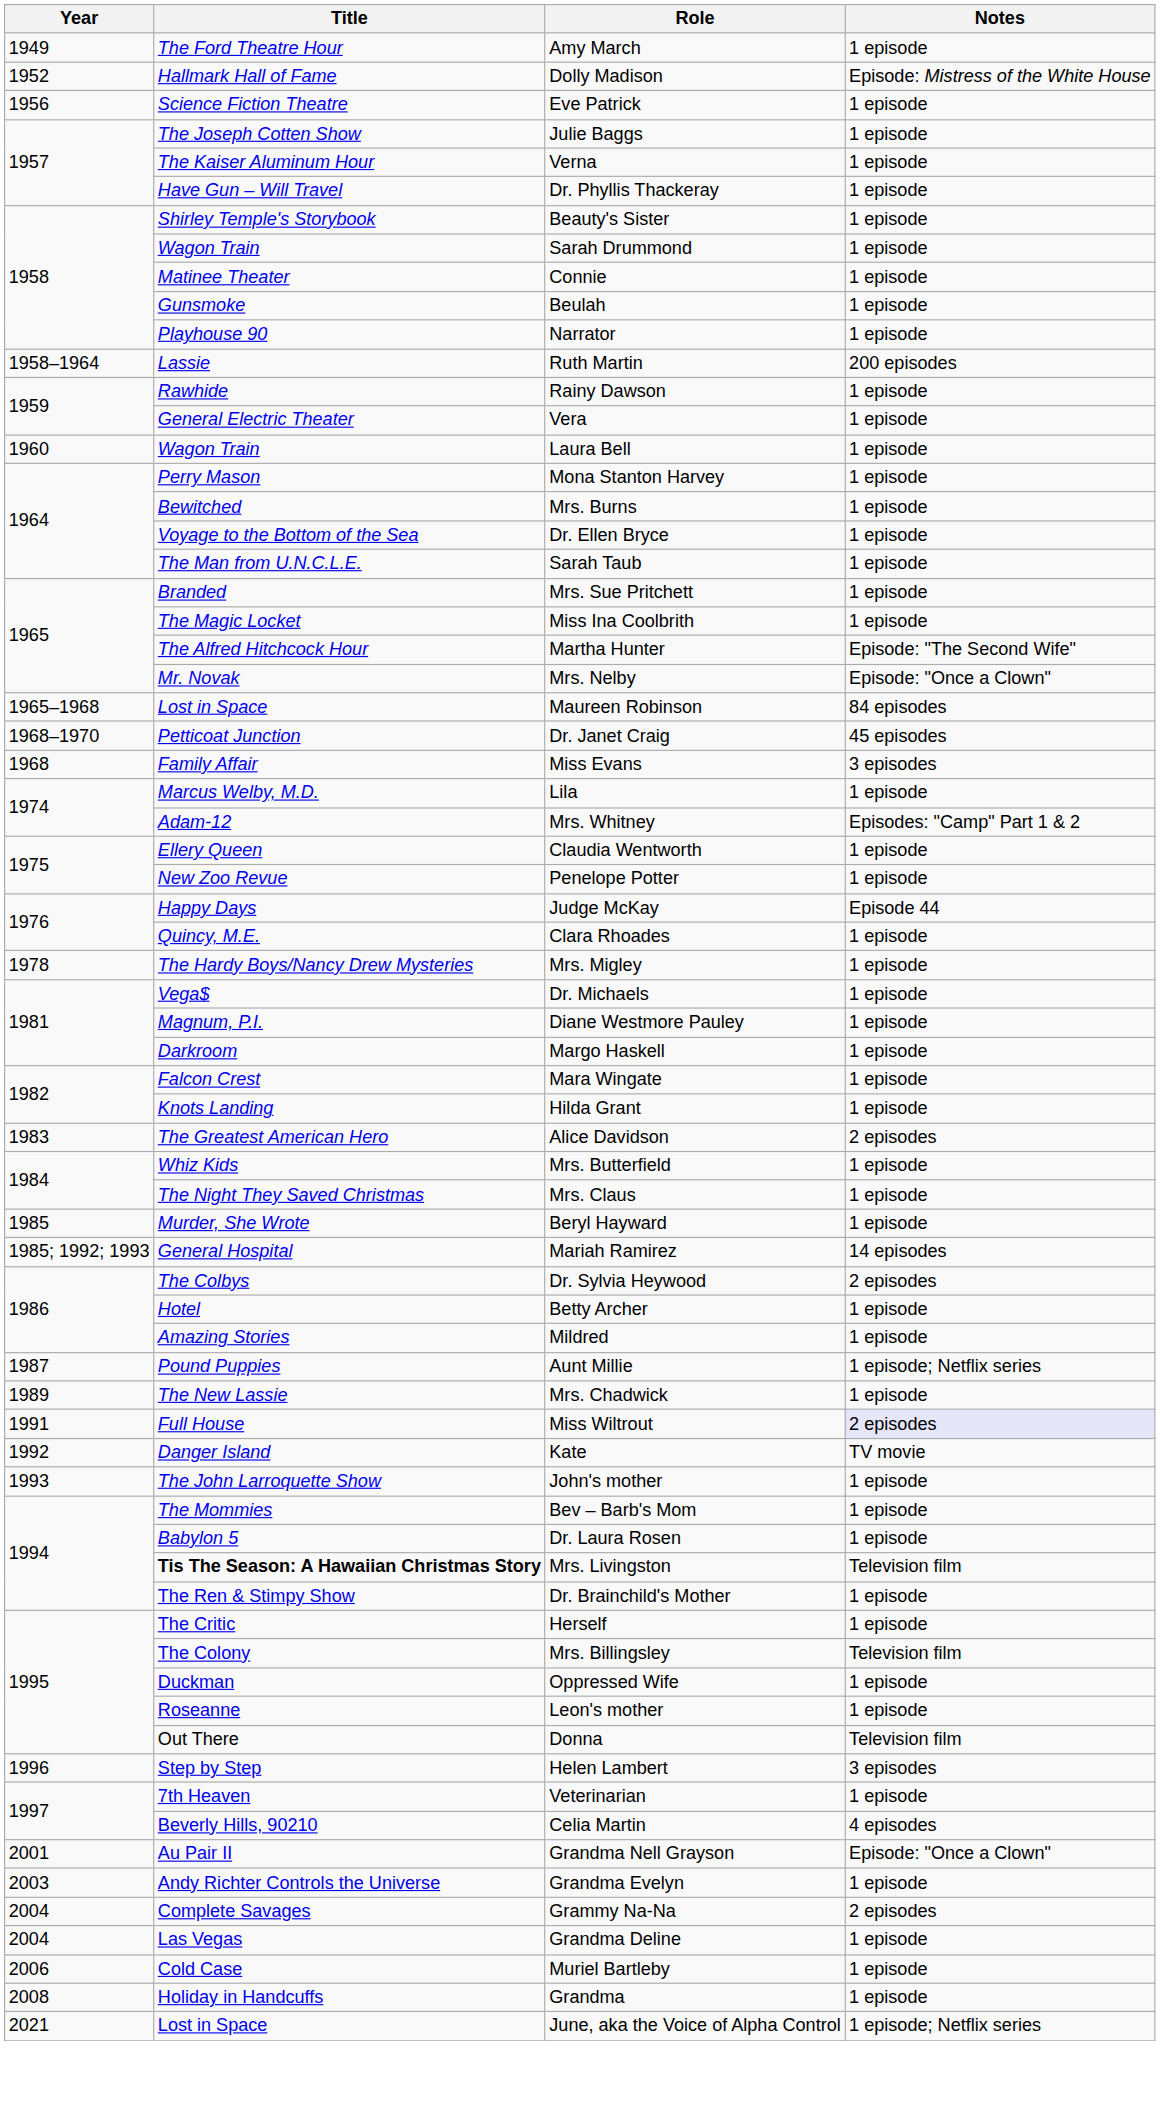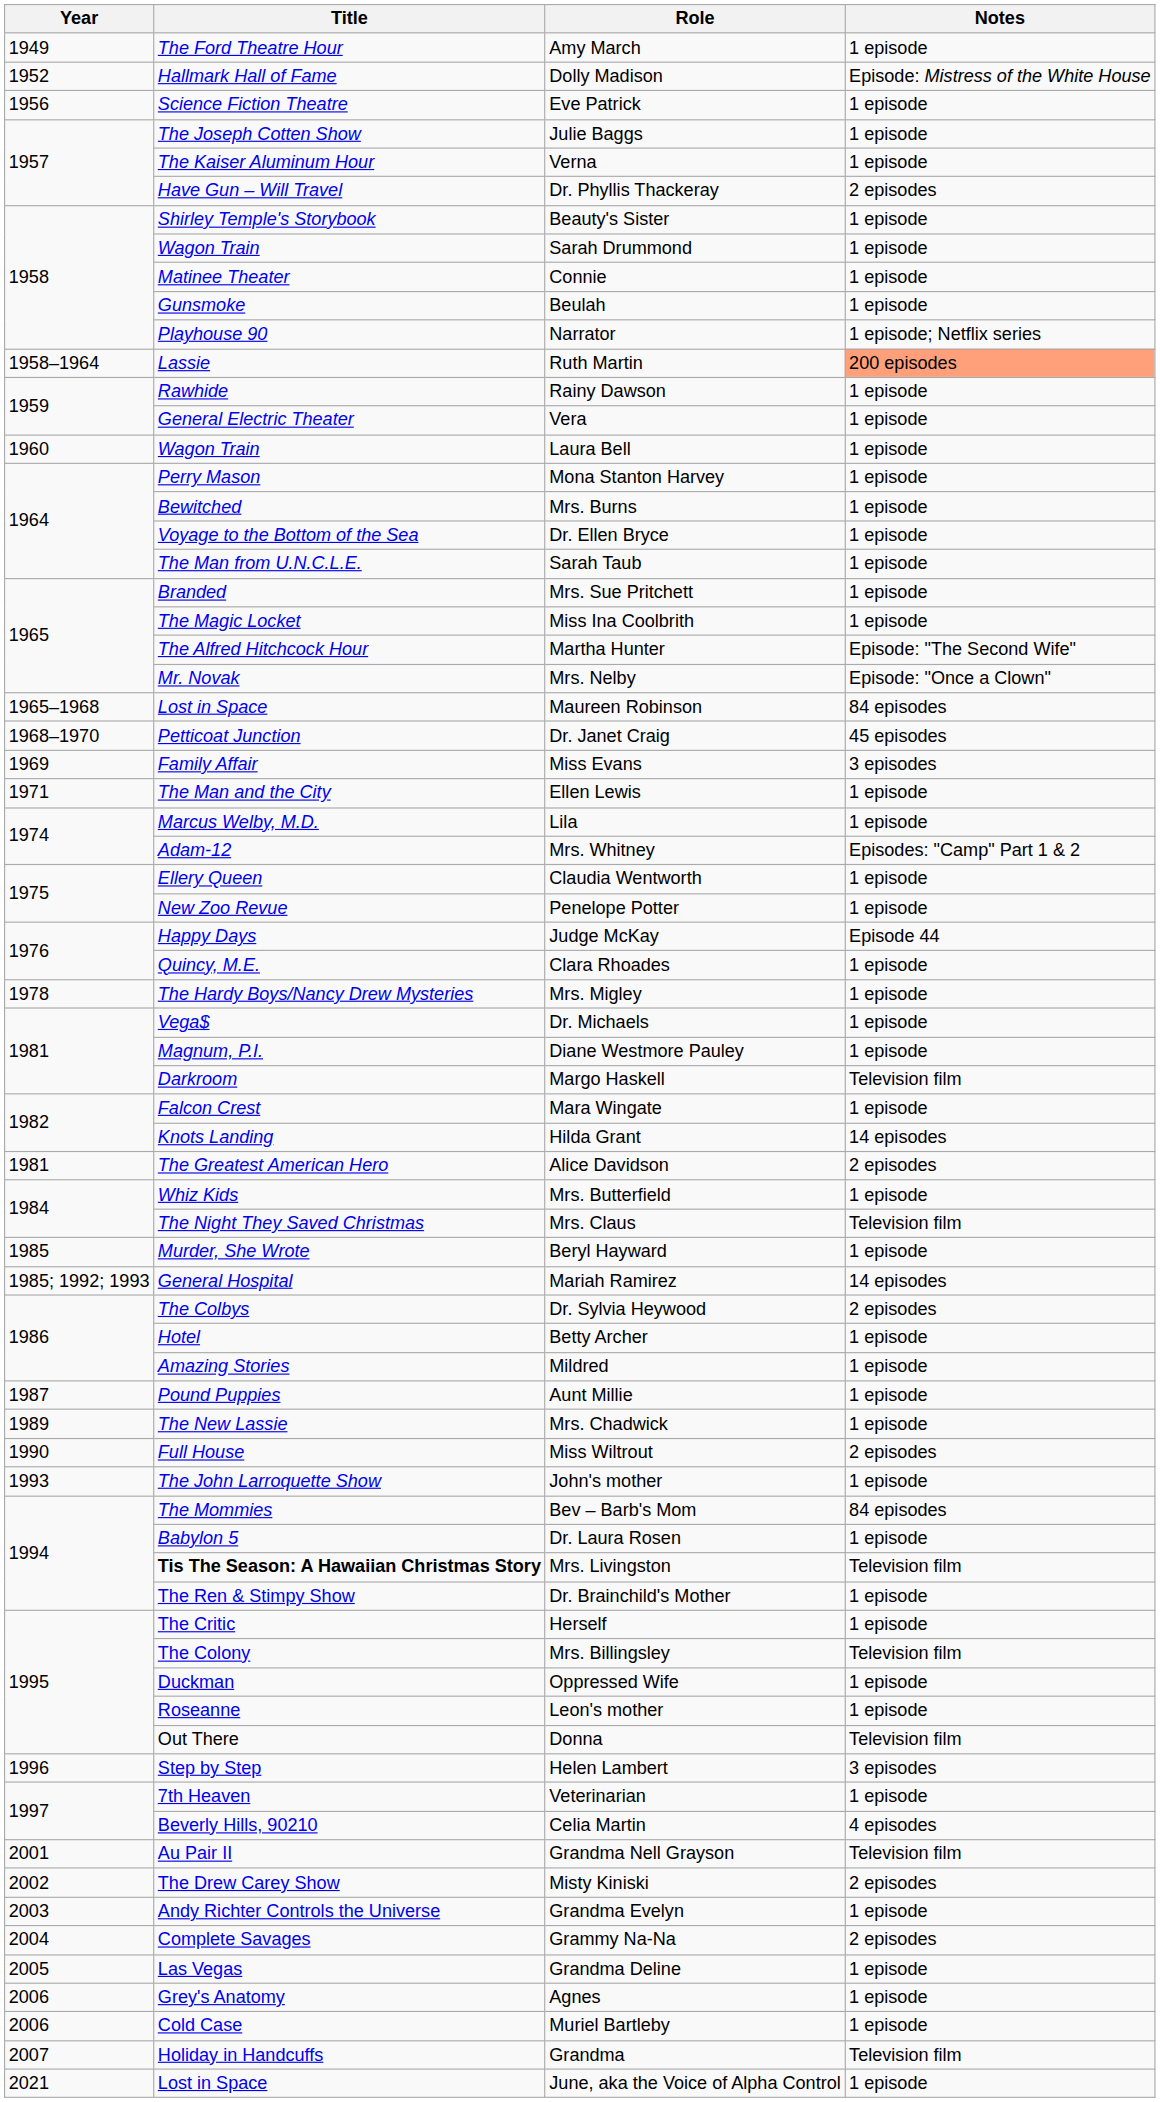(888, 190) 1 episode -> (893, 190) 2 episodes
(888, 334) 1 episode -> (945, 334) 1 episode; Netflix series
(903, 362) no background -> (903, 362) lightsalmon background
(29, 764) 1968 -> (29, 764) 1969
+ row: (595, 793)
(888, 1051) 1 episode -> (905, 1079) Television film
(888, 1108) 1 episode -> (898, 1137) 14 episodes
(29, 1137) 1983 -> (29, 1165) 1981
(888, 1194) 1 episode -> (905, 1223) Television film
(945, 1366) 1 episode; Netflix series -> (888, 1395) 1 episode
(29, 1423) 1991 -> (29, 1452) 1990
(893, 1423) lavender background -> (893, 1452) no background
- row: (568, 1452)
(888, 1509) 1 episode -> (898, 1509) 84 episodes
(950, 1853) Episode: "Once a Clown" -> (905, 1853) Television film
+ row: (599, 1882)
(29, 1939) 2004 -> (29, 1968) 2005
+ row: (575, 1997)
(29, 1997) 2008 -> (29, 2054) 2007
(888, 1997) 1 episode -> (905, 2054) Television film
(945, 2025) 1 episode; Netflix series -> (888, 2083) 1 episode
